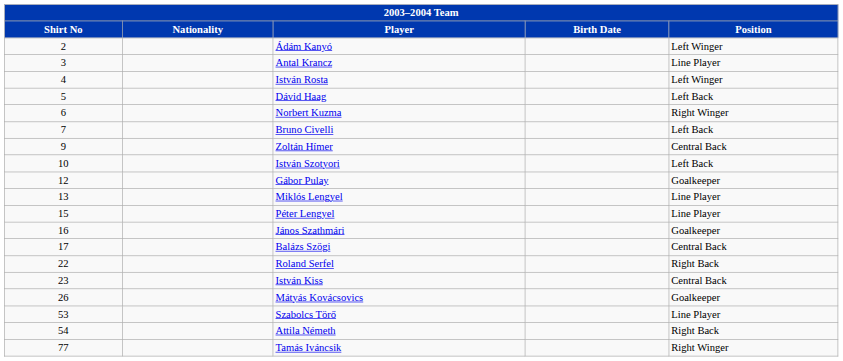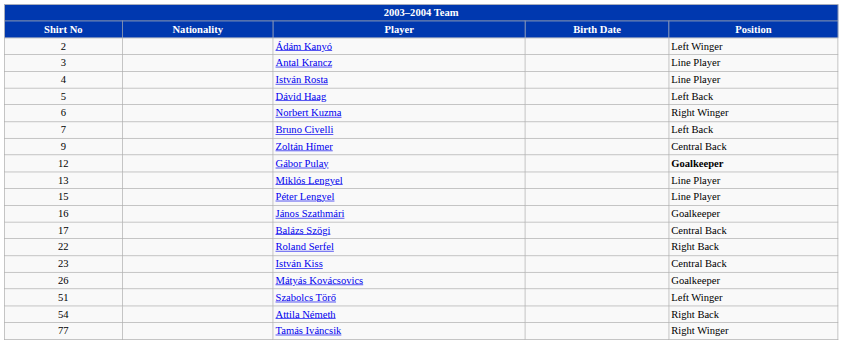(697, 79) Left Winger -> (696, 79) Line Player
- row: (308, 163)
(696, 180) normal -> (697, 163) bold
(63, 314) 53 -> (63, 297) 51
(696, 314) Line Player -> (697, 297) Left Winger
